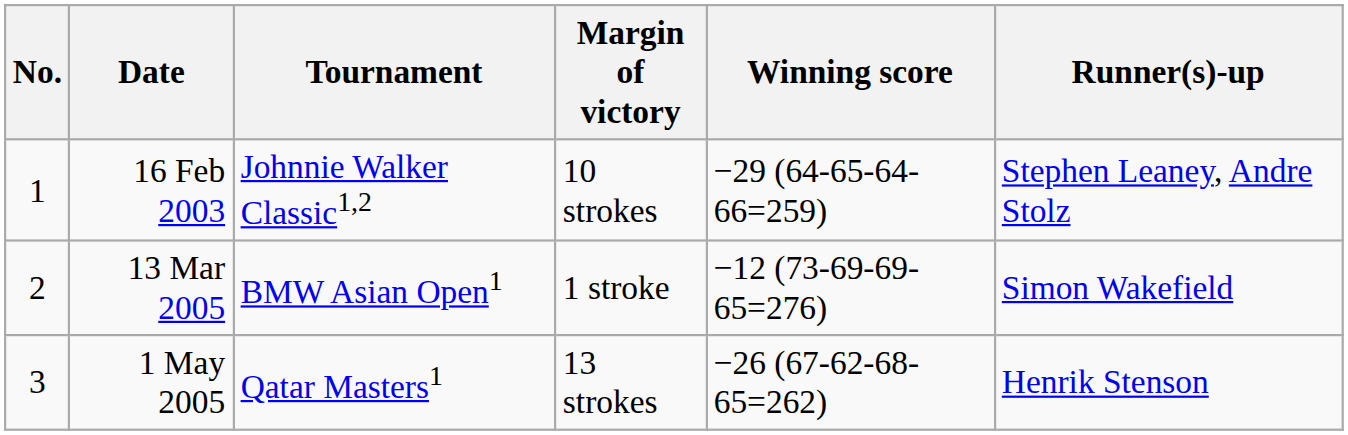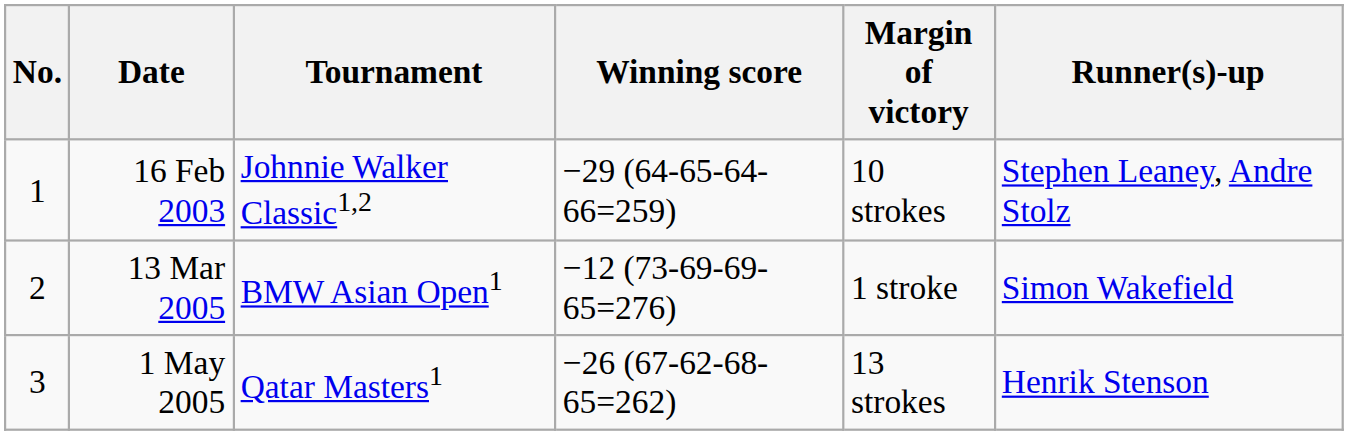columns swapped: (850, 71) <-> (630, 71)
